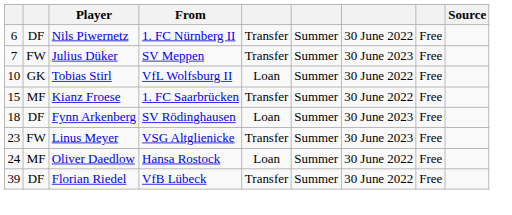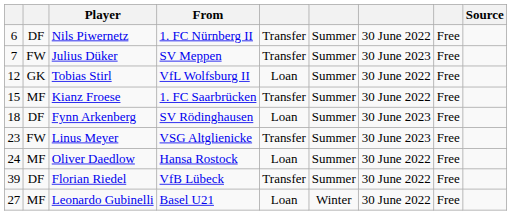(14, 76) 10 -> (14, 76) 12
+ row: (103, 199)
